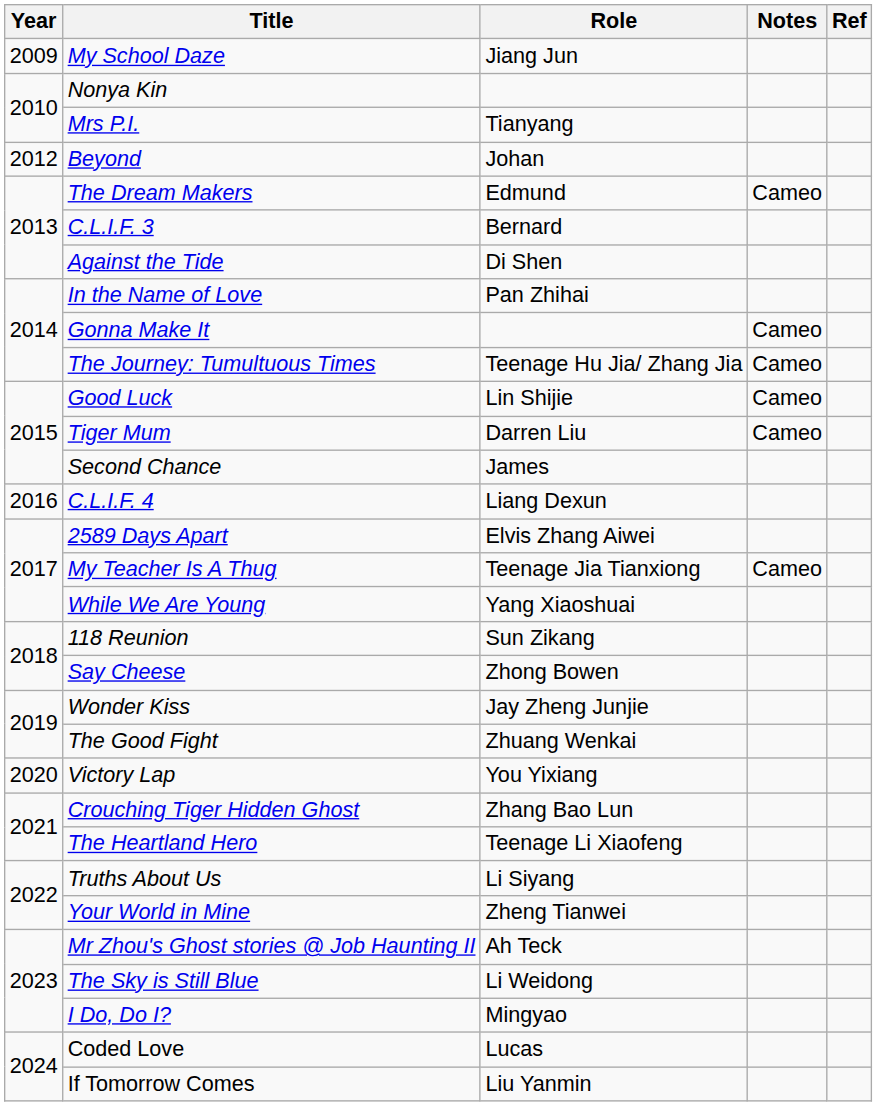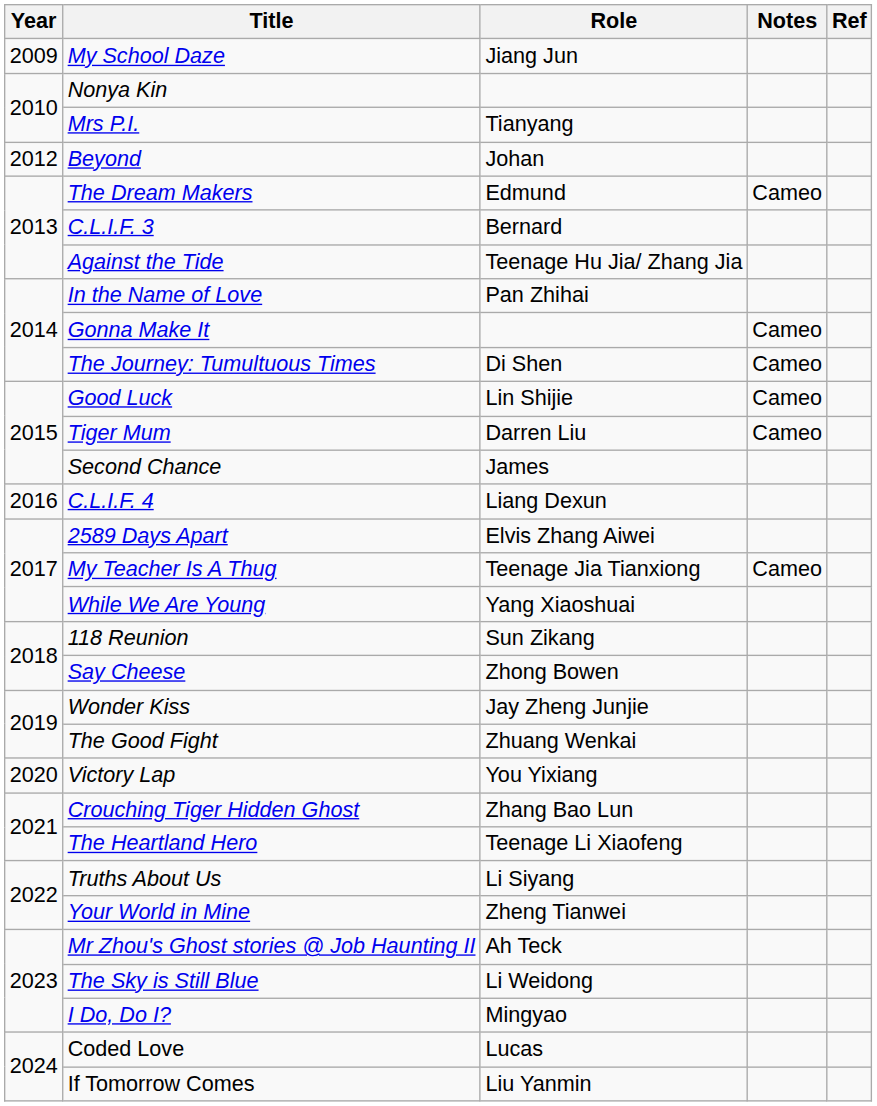(524, 261) Di Shen -> (614, 261) Teenage Hu Jia/ Zhang Jia
(614, 364) Teenage Hu Jia/ Zhang Jia -> (524, 364) Di Shen
